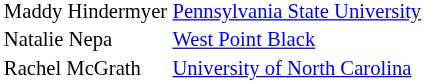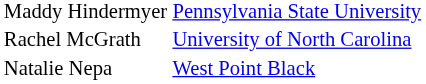rows swapped: (72, 68) <-> (58, 39)
